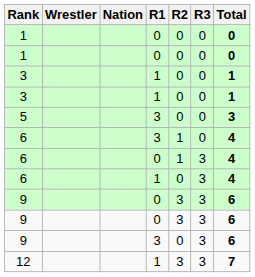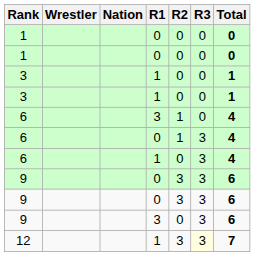- row: (23, 117)
(202, 261) no background -> (202, 240) lightyellow background
